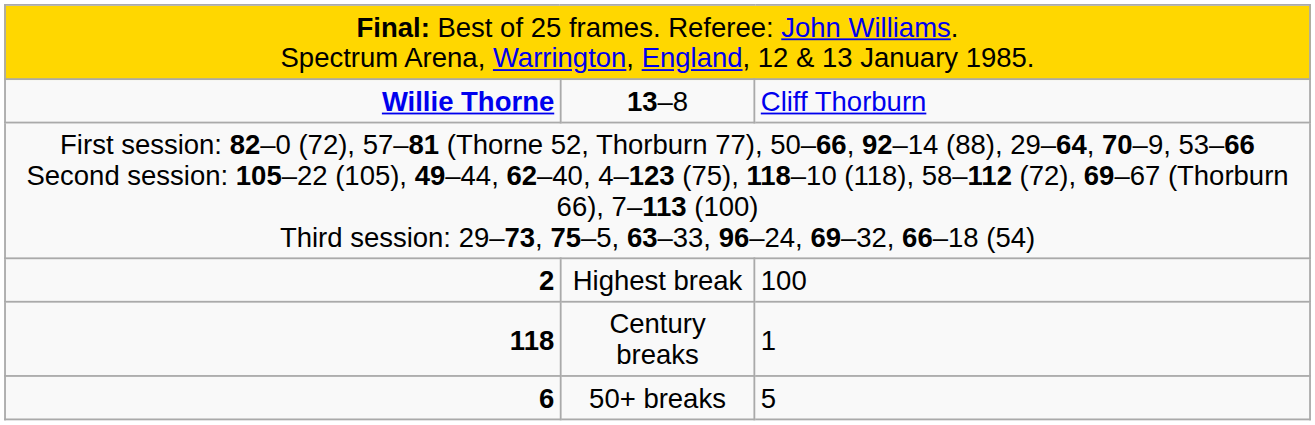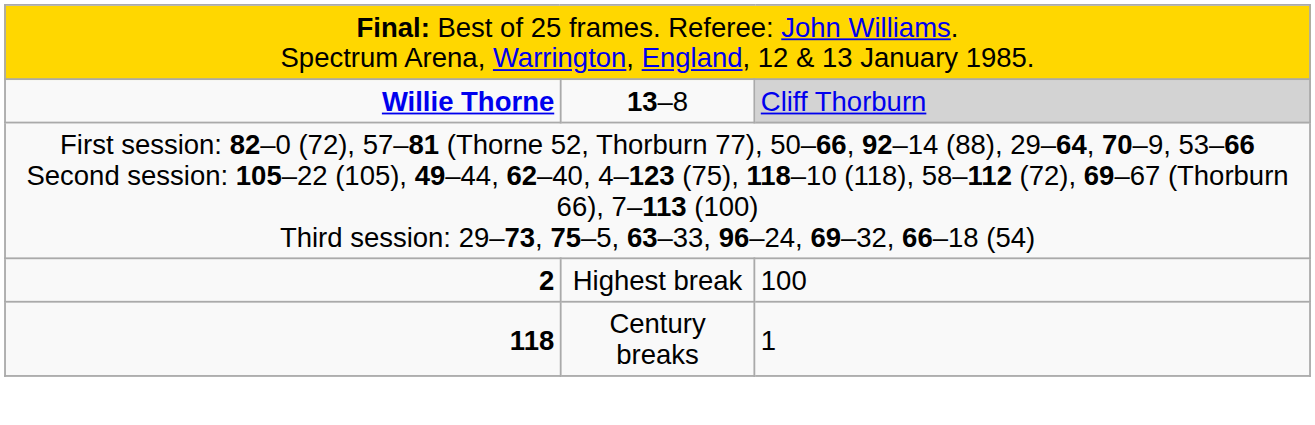(844, 101) no background -> (844, 101) lightgrey background
- row: (658, 398)
